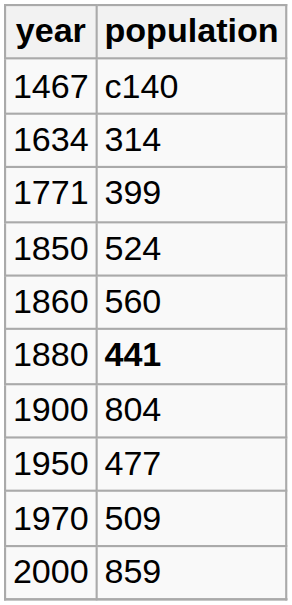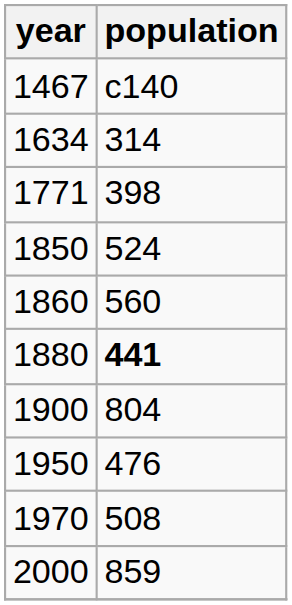(133, 193) 399 -> (133, 193) 398
(133, 463) 477 -> (133, 463) 476
(133, 517) 509 -> (133, 517) 508
